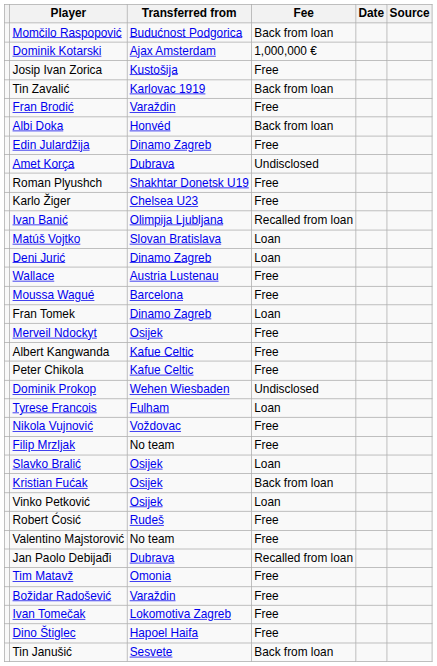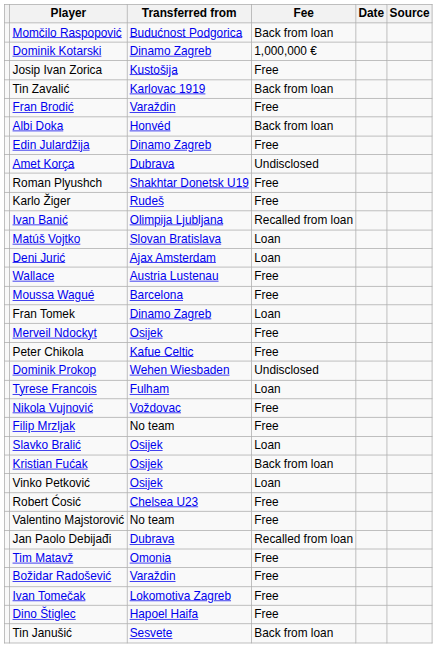(173, 51) Ajax Amsterdam -> (170, 51) Dinamo Zagreb
(164, 201) Chelsea U23 -> (147, 201) Rudeš
(170, 257) Dinamo Zagreb -> (173, 257) Ajax Amsterdam
- row: (61, 351)
(147, 520) Rudeš -> (164, 502) Chelsea U23
